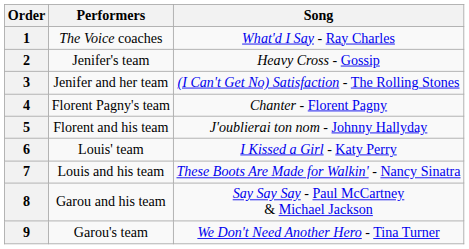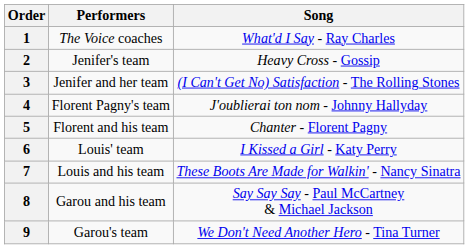(319, 104) Chanter - Florent Pagny -> (319, 104) J'oublierai ton nom - Johnny Hallyday
(319, 127) J'oublierai ton nom - Johnny Hallyday -> (319, 127) Chanter - Florent Pagny
